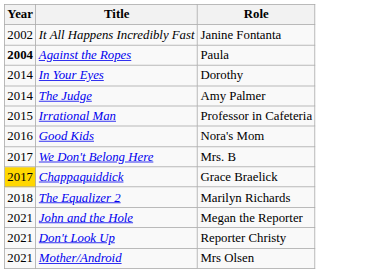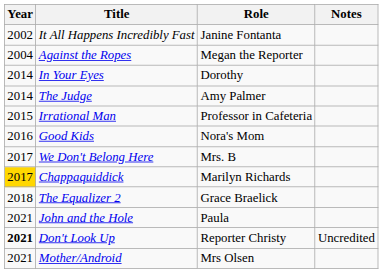+ column: (346, 14)
(20, 55) bold -> (20, 55) normal
(215, 55) Paula -> (252, 55) Megan the Reporter
(239, 177) Grace Braelick -> (245, 177) Marilyn Richards
(245, 197) Marilyn Richards -> (239, 197) Grace Braelick
(252, 217) Megan the Reporter -> (215, 217) Paula
(20, 237) normal -> (20, 237) bold
